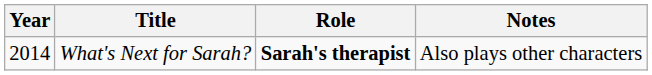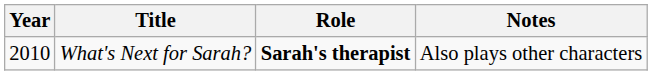(30, 53) 2014 -> (30, 53) 2010
